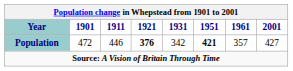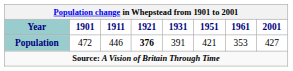(178, 43) 342 -> (178, 43) 391
(209, 43) bold -> (209, 43) normal
(241, 43) 357 -> (241, 43) 353
